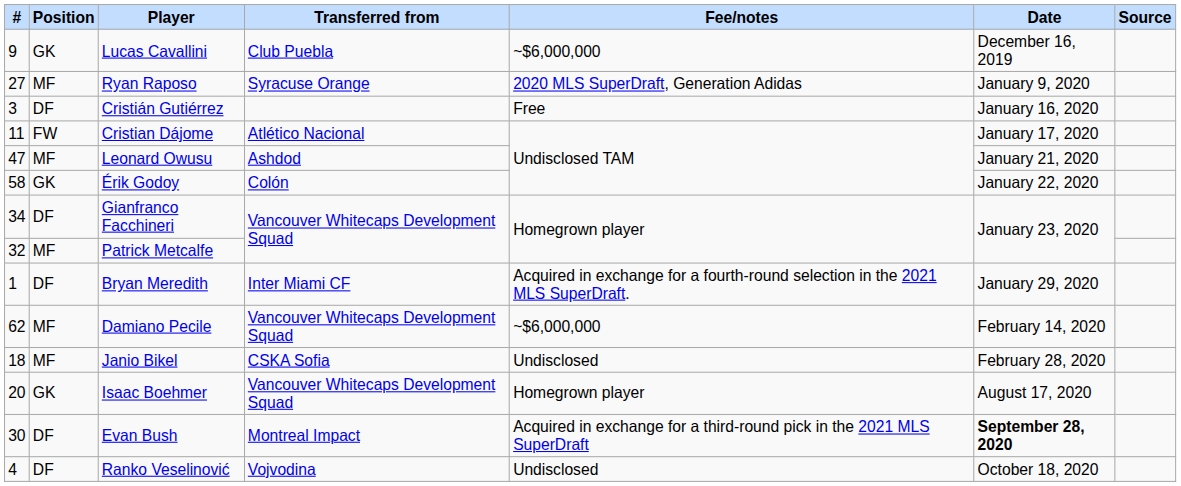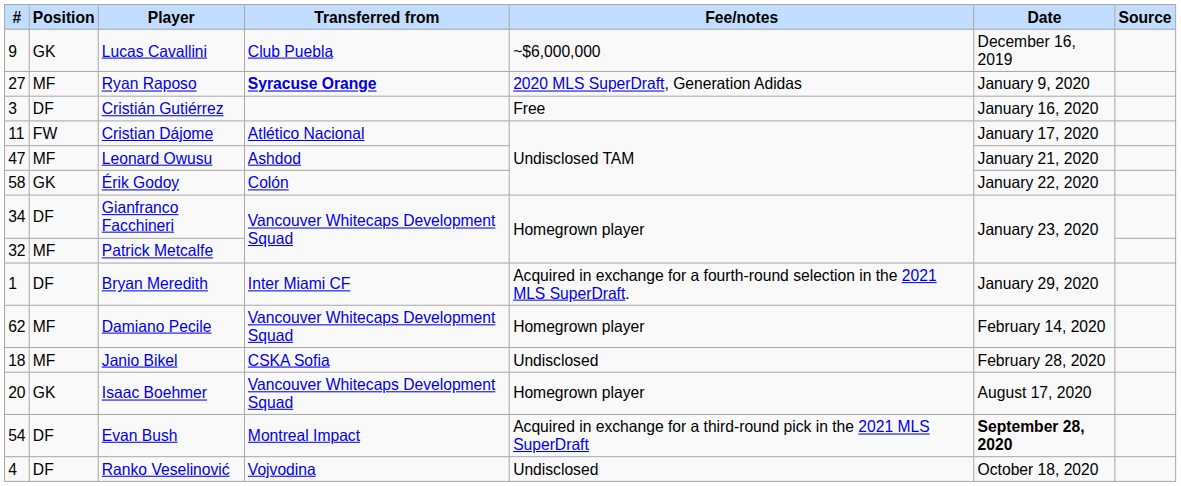(309, 84) normal -> (312, 84) bold
(557, 326) ~$6,000,000 -> (579, 326) Homegrown player
(17, 436) 30 -> (17, 436) 54
